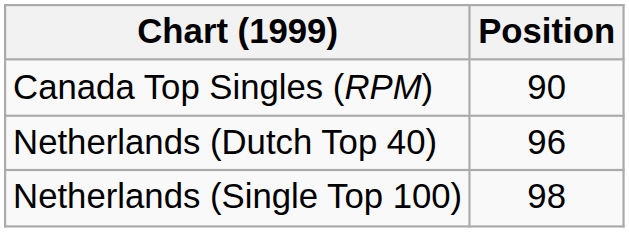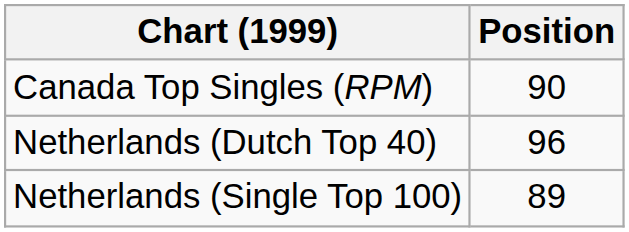(547, 197) 98 -> (547, 197) 89
